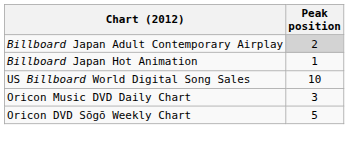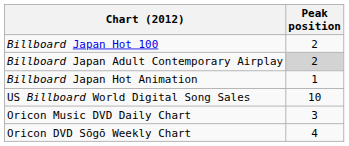+ row: (83, 44)
(315, 115) 5 -> (315, 133) 4
